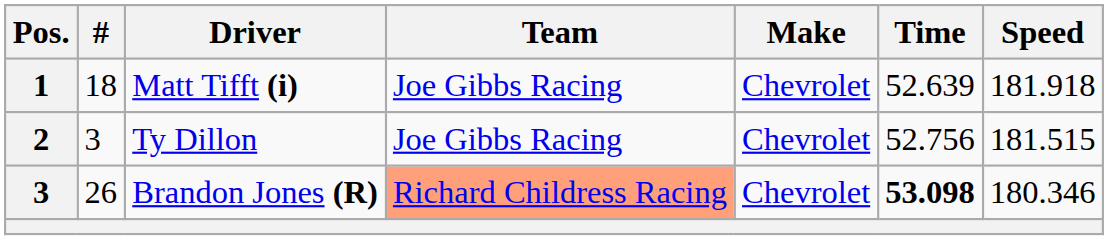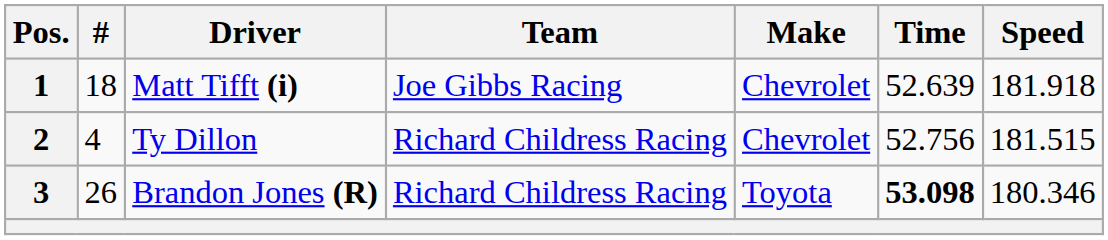(93, 138) 3 -> (93, 138) 4
(508, 138) Joe Gibbs Racing -> (560, 138) Richard Childress Racing
(560, 192) lightsalmon background -> (560, 192) no background
(806, 192) Chevrolet -> (787, 192) Toyota
